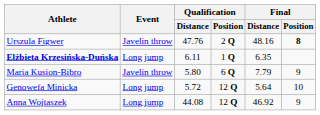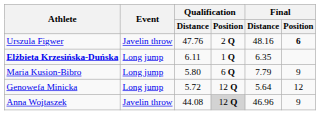(298, 42) 8 -> (298, 42) 6
(148, 72) Javelin throw -> (143, 72) Long jump
(298, 87) 10 -> (298, 87) 12
(143, 102) Long jump -> (148, 102) Javelin throw
(228, 102) no background -> (228, 102) lightgrey background
(263, 102) 46.92 -> (263, 102) 46.96
